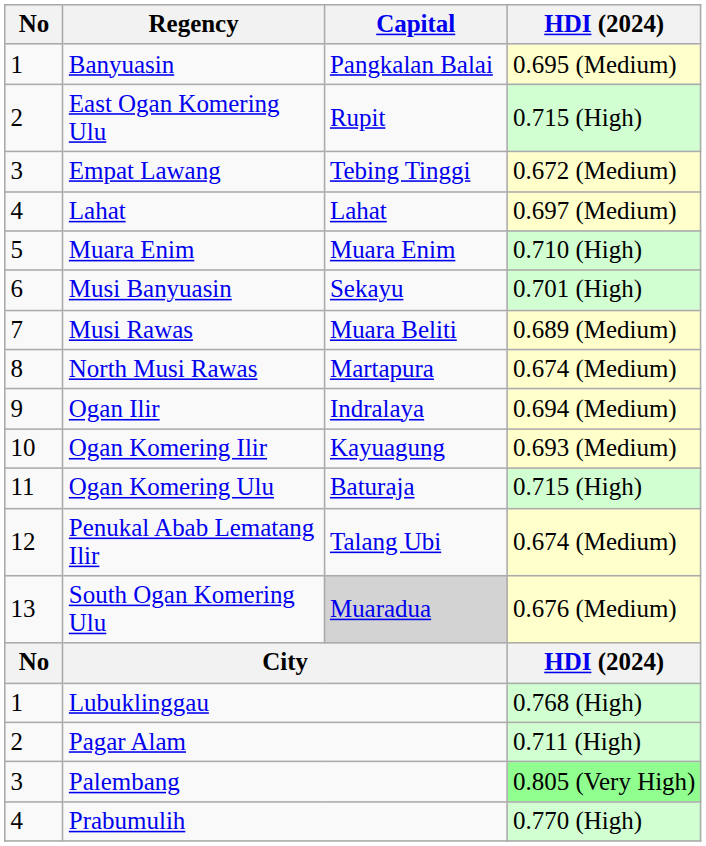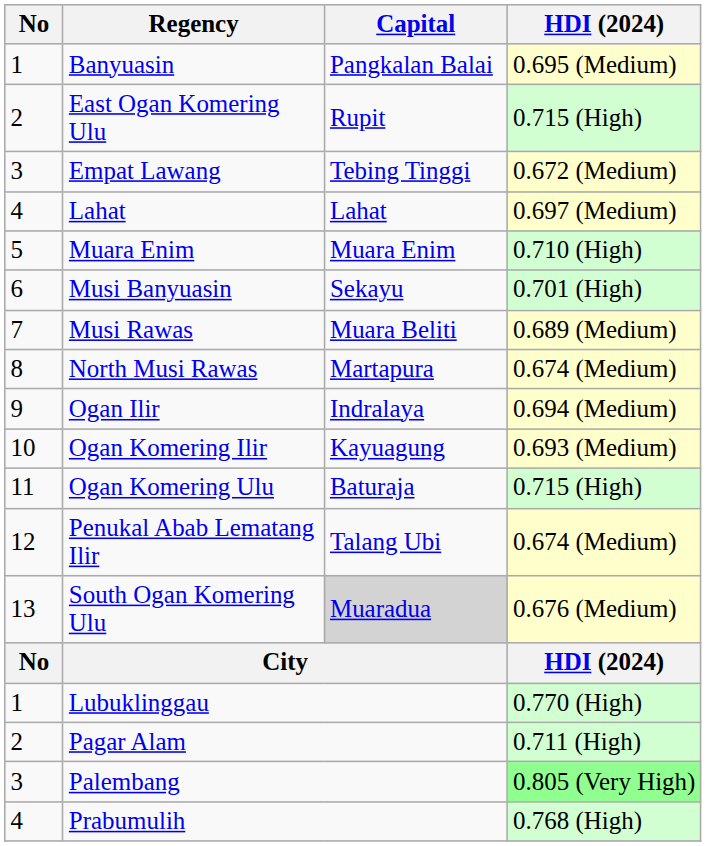(578, 702) 0.768 (High) -> (578, 702) 0.770 (High)
(578, 821) 0.770 (High) -> (578, 821) 0.768 (High)
